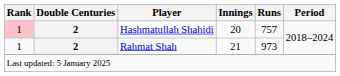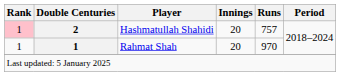(76, 46) 2 -> (76, 46) 1
(236, 46) 21 -> (236, 46) 20
(269, 46) 973 -> (269, 46) 970
